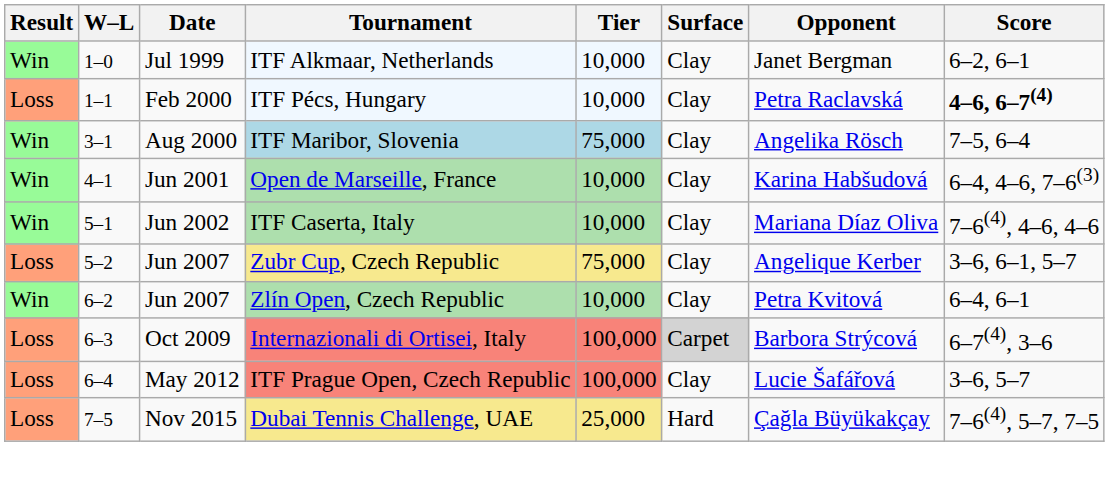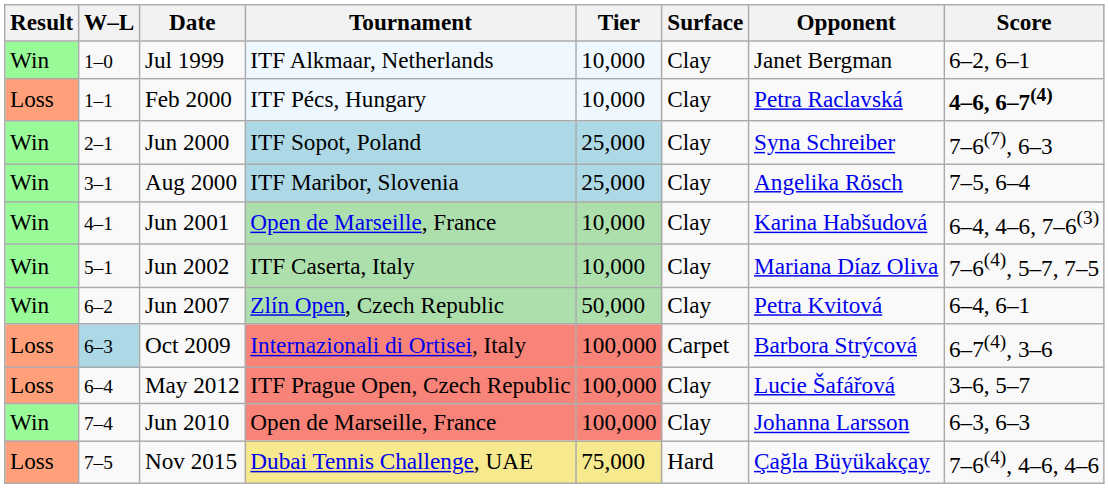+ row: (187, 142)
(613, 139) 75,000 -> (613, 182) 25,000
(1024, 222) 7–6(4), 4–6, 4–6 -> (1024, 265) 7–6(4), 5–7, 7–5
- row: (187, 262)
(613, 299) 10,000 -> (613, 305) 50,000
(98, 340) no background -> (98, 346) lightblue background
(698, 339) lightgrey background -> (698, 345) no background
+ row: (187, 422)
(613, 419) 25,000 -> (613, 462) 75,000
(1024, 419) 7–6(4), 5–7, 7–5 -> (1024, 462) 7–6(4), 4–6, 4–6
